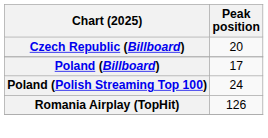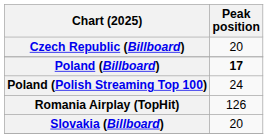(236, 66) normal -> (236, 66) bold
+ row: (107, 124)
